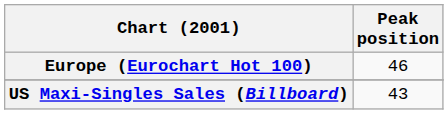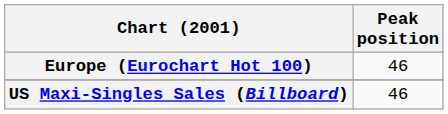(398, 94) 43 -> (398, 94) 46
